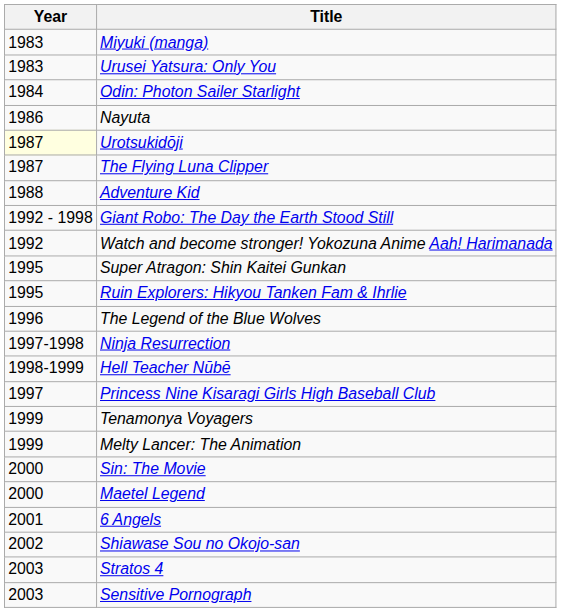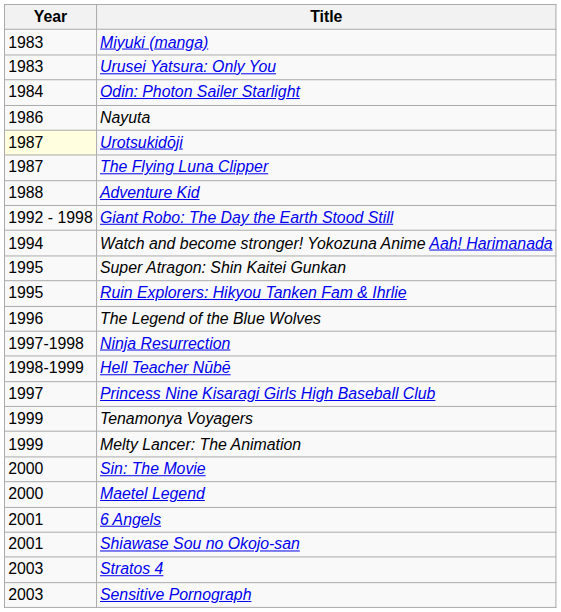(26, 243) 1992 -> (26, 243) 1994
(26, 544) 2002 -> (26, 544) 2001
